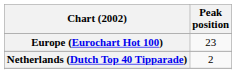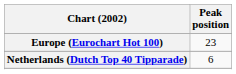(211, 59) 2 -> (211, 59) 6
